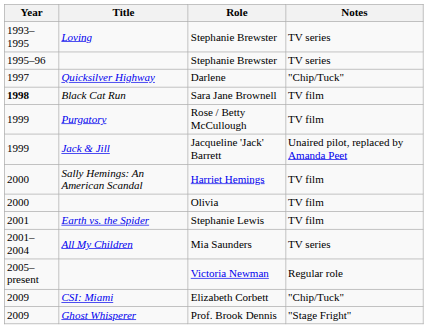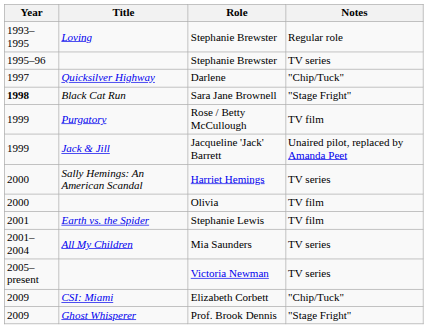(309, 36) TV series -> (316, 36) Regular role
(306, 95) TV film -> (320, 95) "Stage Fright"
(306, 179) TV film -> (309, 179) TV series
(316, 274) Regular role -> (309, 274) TV series
